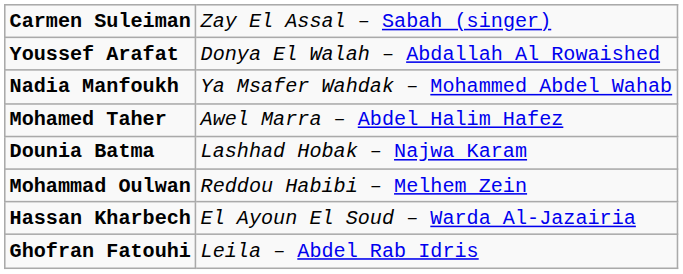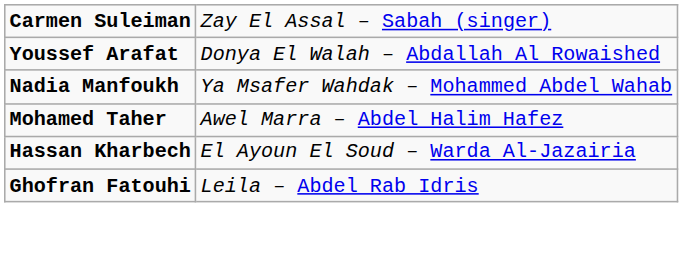- row: (82, 153)
- row: (100, 185)
